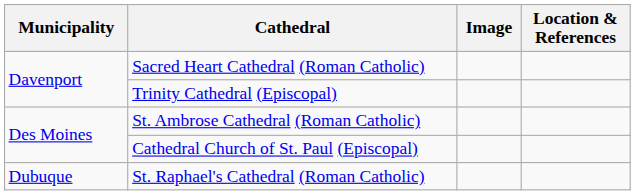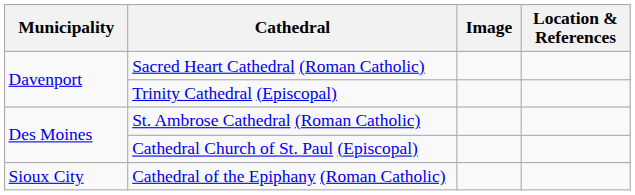- row: (278, 176)
+ row: (289, 176)
